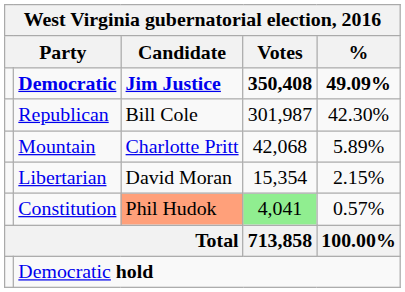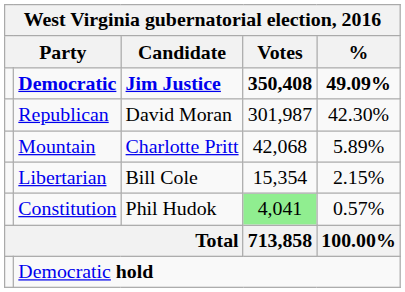(162, 114) Bill Cole -> (179, 114) David Moran
(179, 177) David Moran -> (162, 177) Bill Cole
(171, 209) lightsalmon background -> (171, 209) no background
